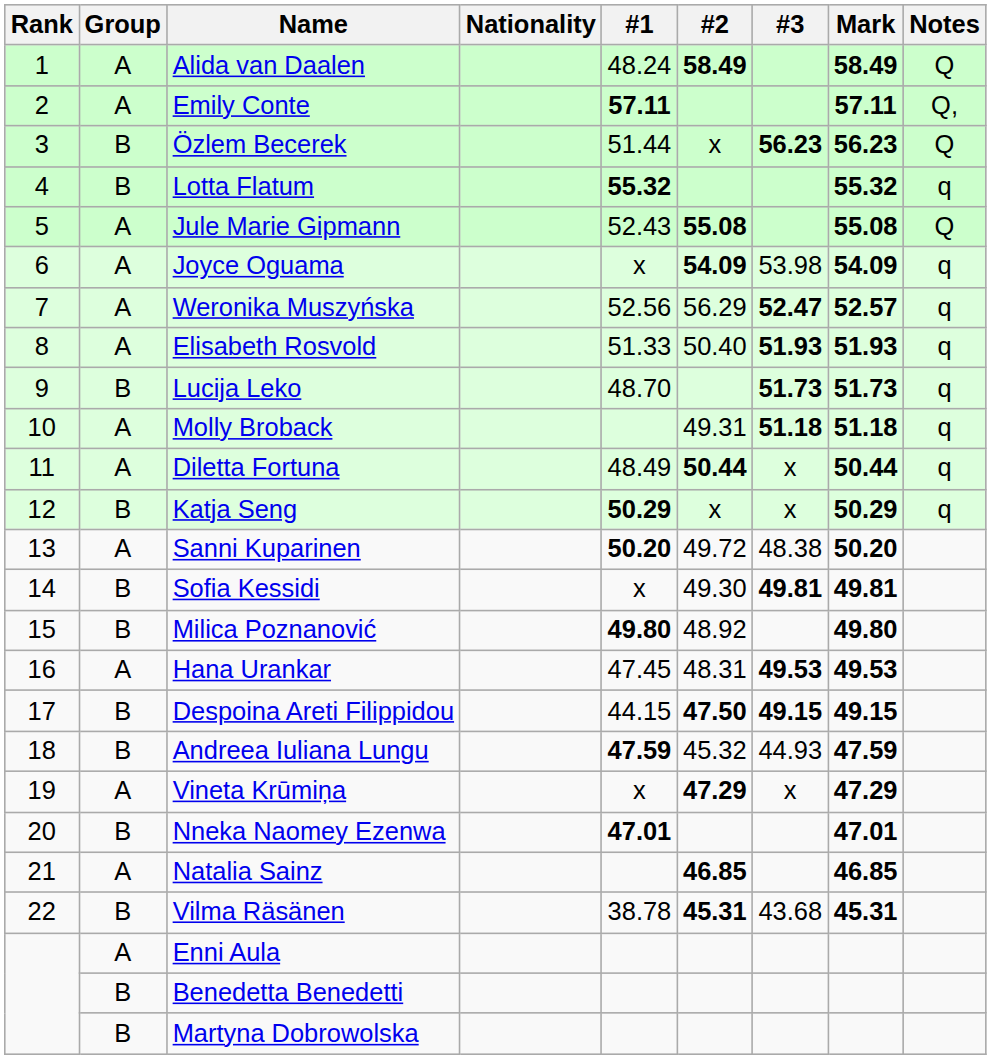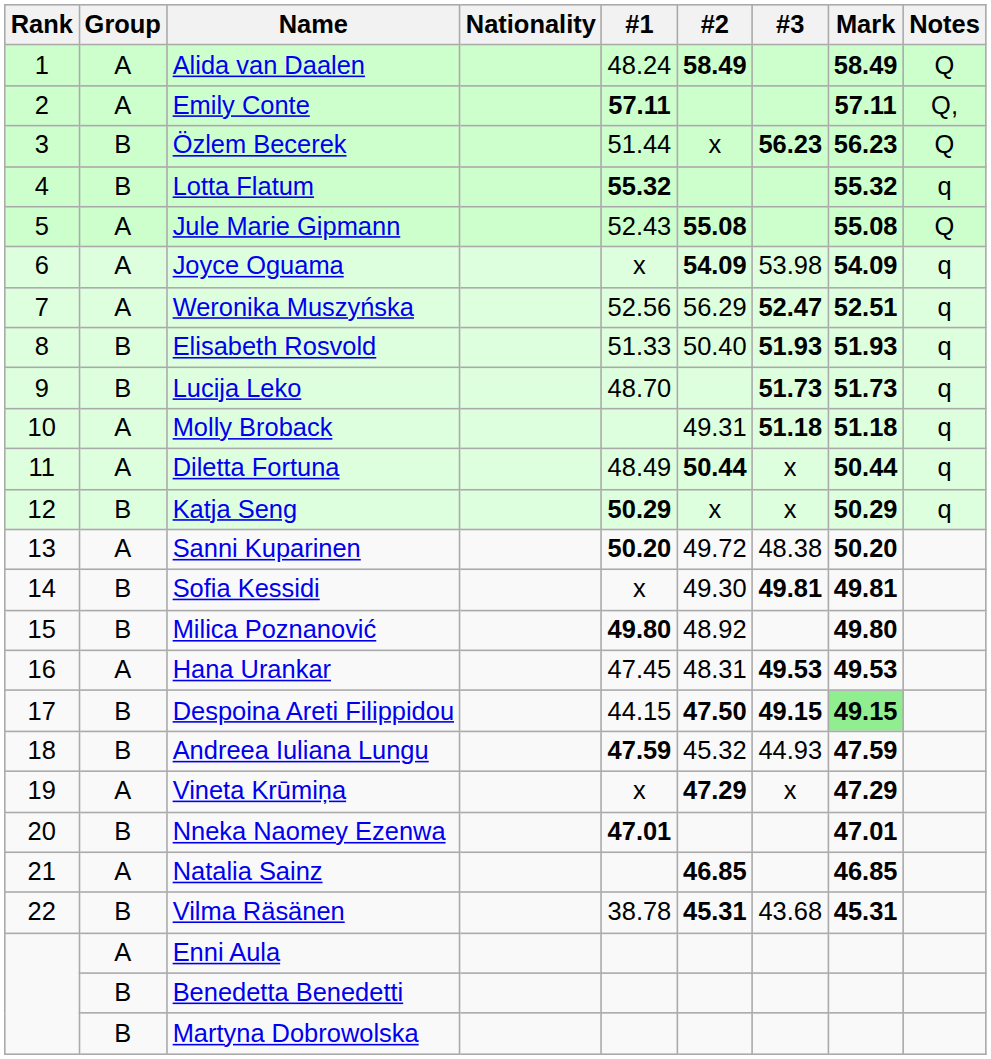(866, 307) 52.57 -> (866, 307) 52.51
(123, 347) A -> (123, 347) B
(866, 710) no background -> (866, 710) lightgreen background
